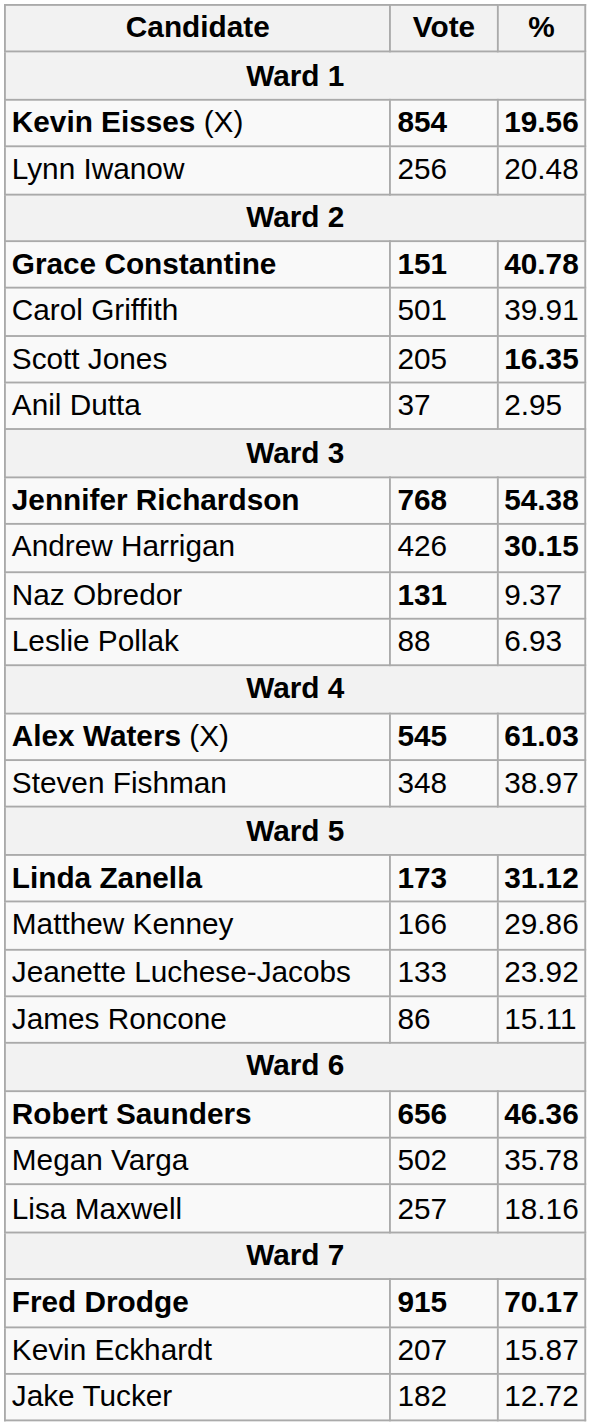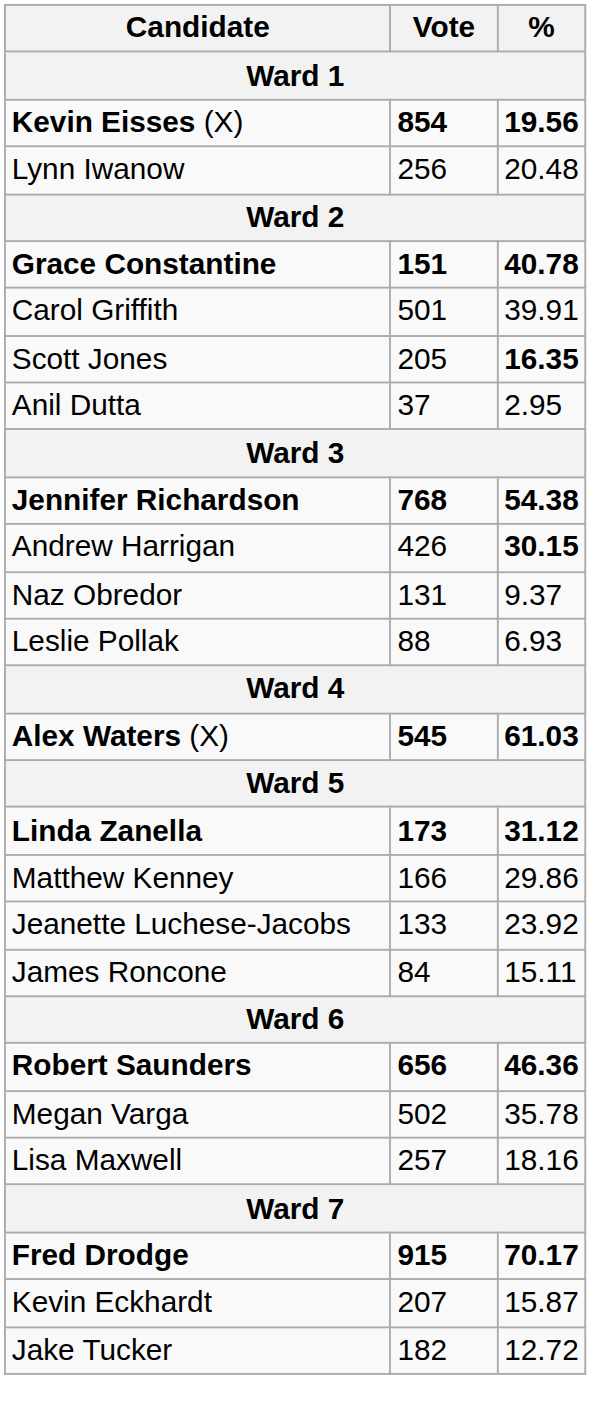(422, 594) bold -> (422, 594) normal
- row: (119, 783)
(414, 1019) 86 -> (414, 972) 84
